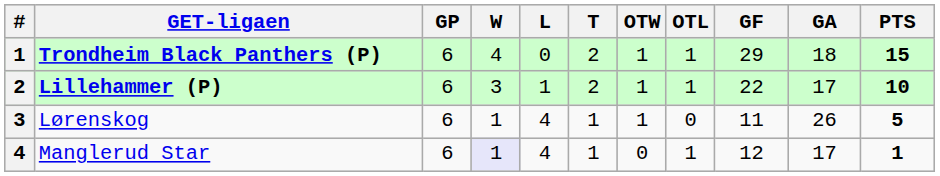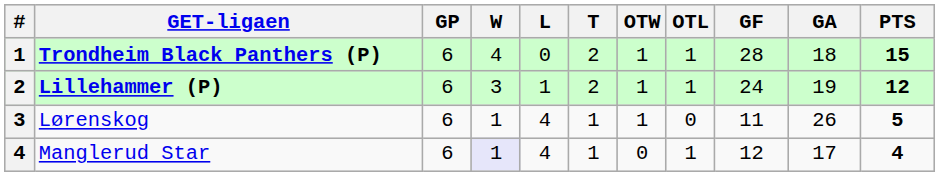(752, 55) 29 -> (752, 55) 28
(752, 88) 22 -> (752, 88) 24
(824, 88) 17 -> (824, 88) 19
(897, 88) 10 -> (897, 88) 12
(897, 154) 1 -> (897, 154) 4
